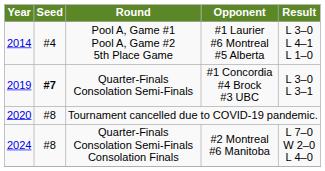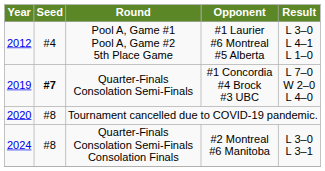(19, 43) 2014 -> (19, 43) 2012
(299, 85) L 3–0 L 3–1 -> (299, 85) L 7–0 W 2–0 L 4–0
(299, 145) L 7–0 W 2–0 L 4–0 -> (299, 145) L 3–0 L 3–1
